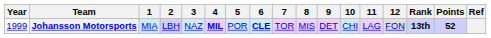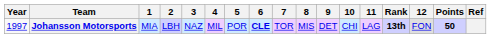columns swapped: (395, 11) <-> (421, 11)
(17, 26) 1999 -> (17, 26) 1997
(215, 26) bold -> (215, 26) normal
(450, 26) 52 -> (450, 26) 50
